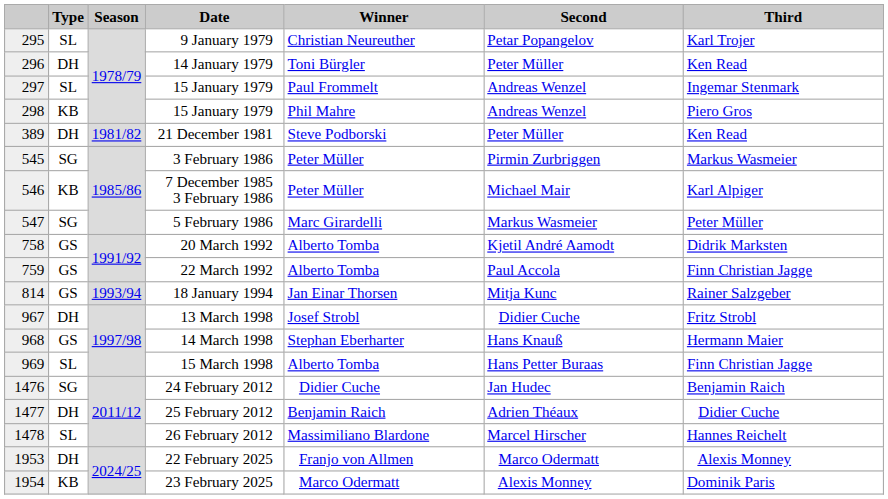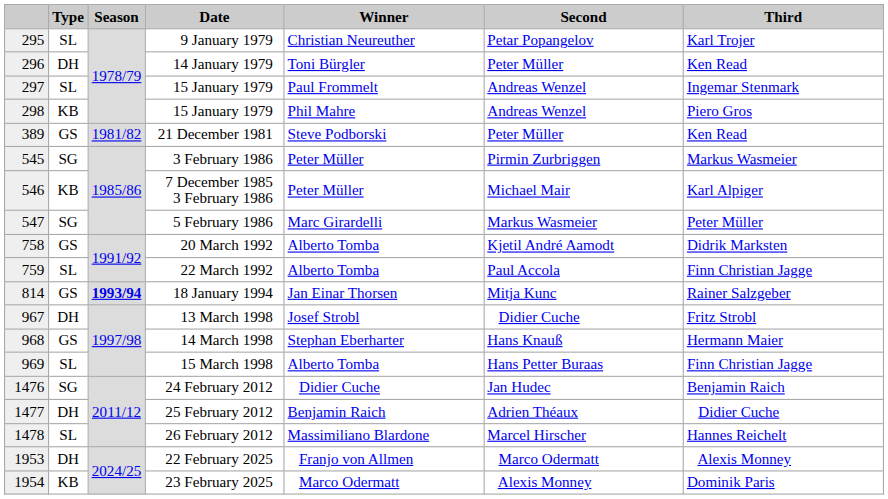(68, 134) DH -> (68, 134) GS
(68, 269) GS -> (68, 269) SL
(117, 293) normal -> (117, 293) bold
